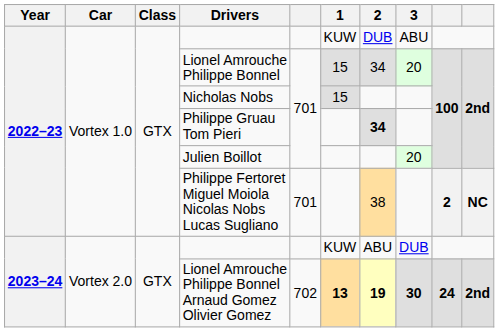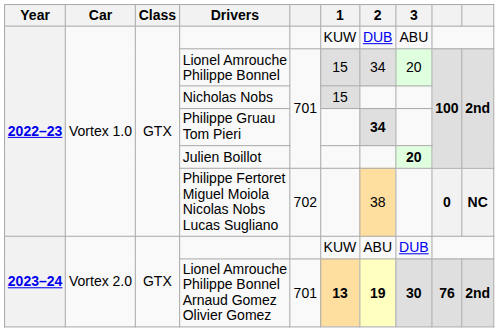(414, 156) normal -> (414, 156) bold
(305, 202) 701 -> (305, 202) 702
(447, 202) 2 -> (447, 202) 0
(305, 292) 702 -> (305, 292) 701
(447, 292) 24 -> (447, 292) 76
